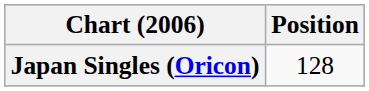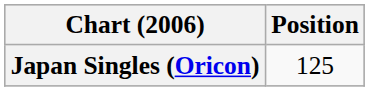(315, 65) 128 -> (315, 65) 125
